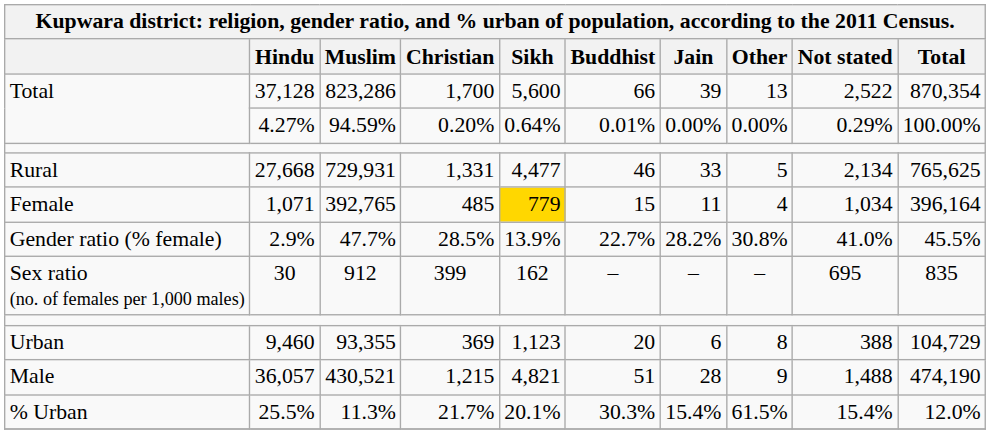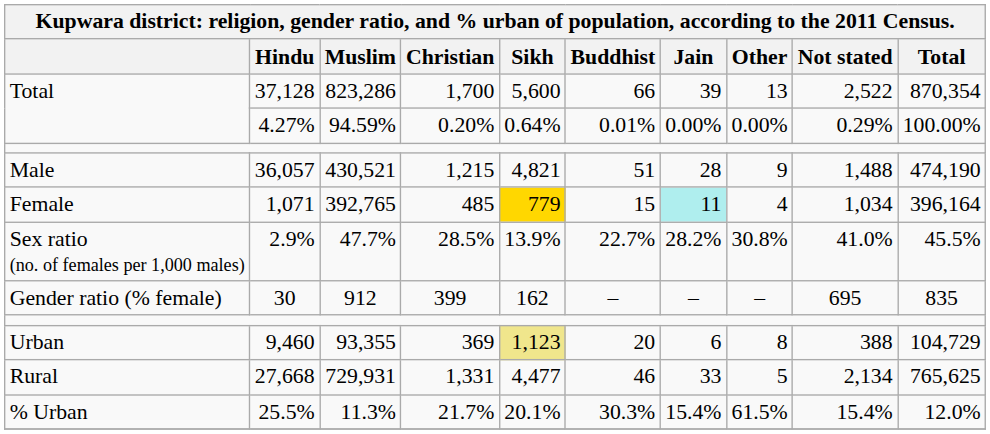rows swapped: (285, 376) <-> (285, 169)
(711, 204) no background -> (711, 204) paleturquoise background
(116, 238) Gender ratio (% female) -> (127, 251) Sex ratio (no. of females per 1,000 males)
(127, 285) Sex ratio (no. of females per 1,000 males) -> (116, 297) Gender ratio (% female)
(536, 342) no background -> (536, 342) khaki background
